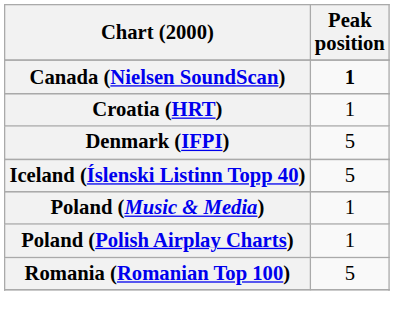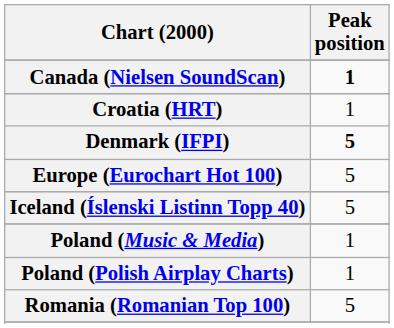(350, 142) normal -> (350, 142) bold
+ row: (157, 175)
